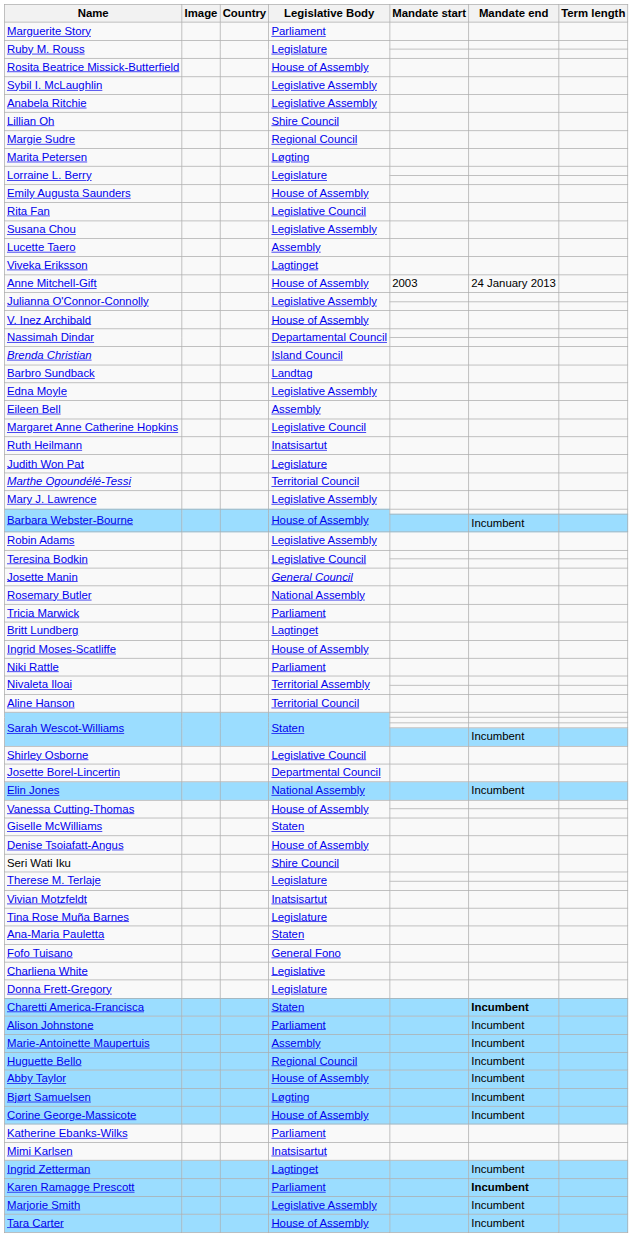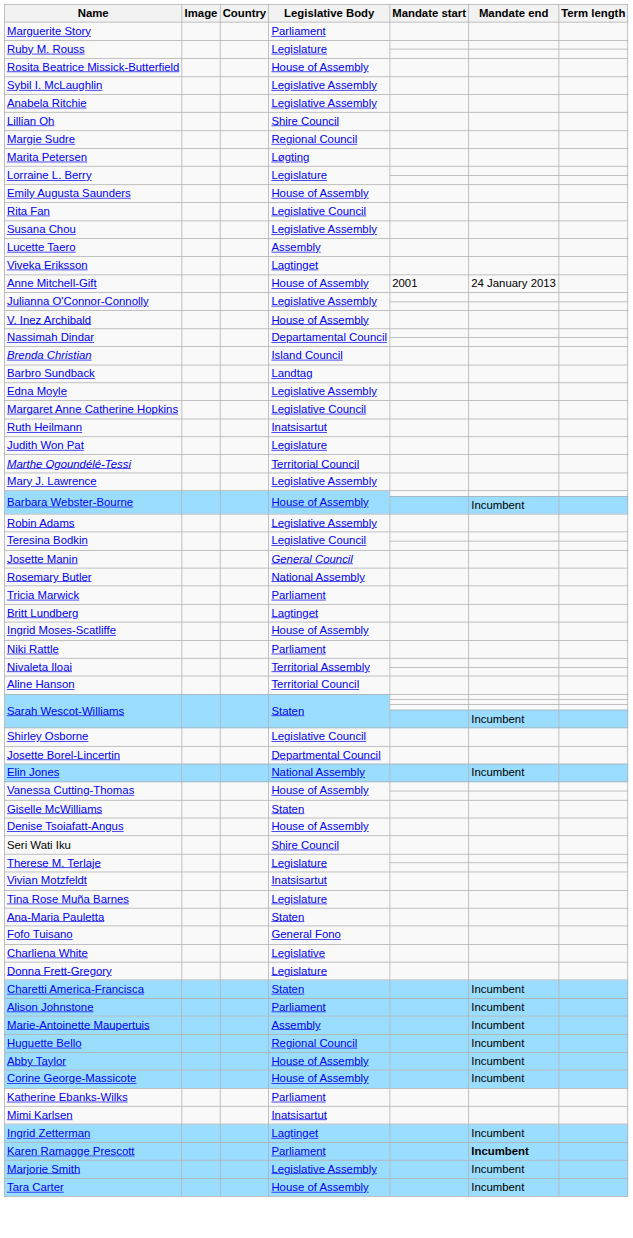(405, 283) 2003 -> (405, 283) 2001
- row: (34, 409)
(500, 1007) bold -> (498, 989) normal
- row: (49, 1097)
